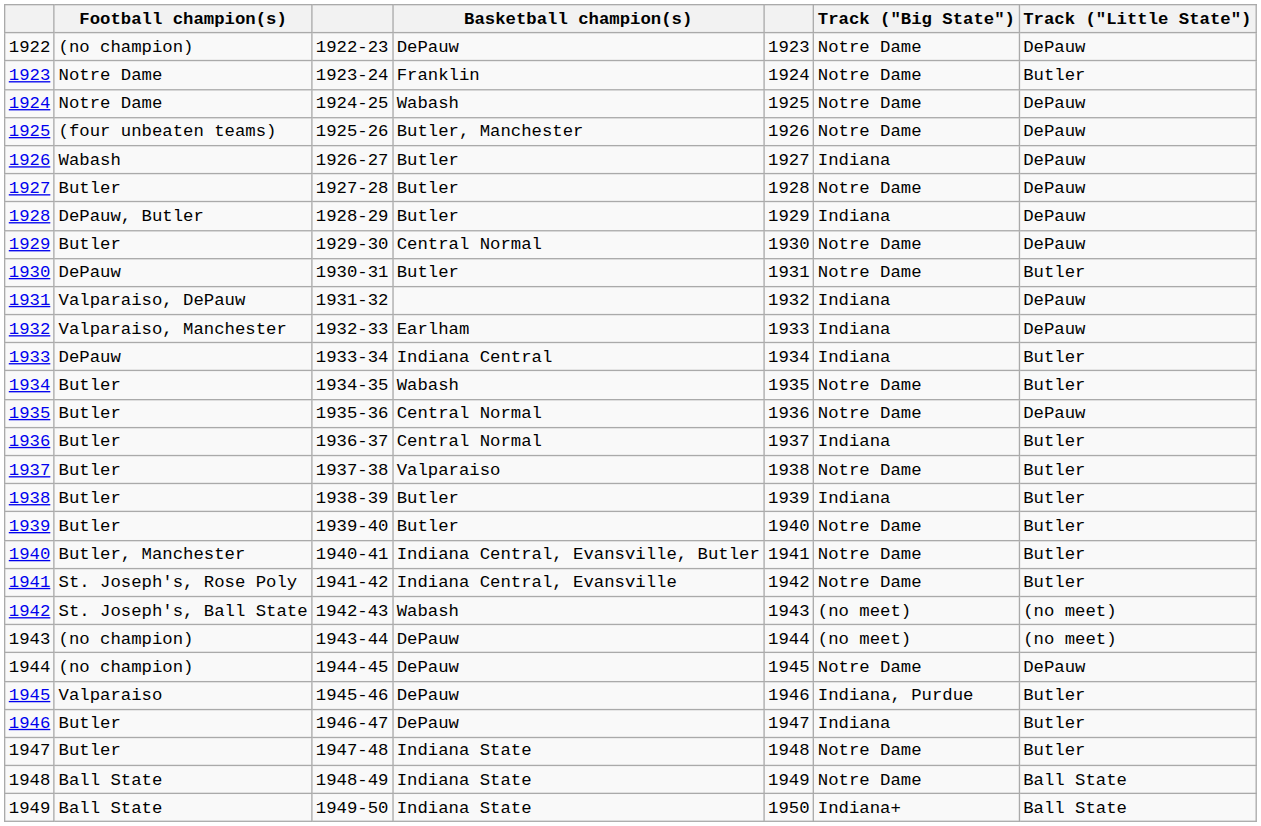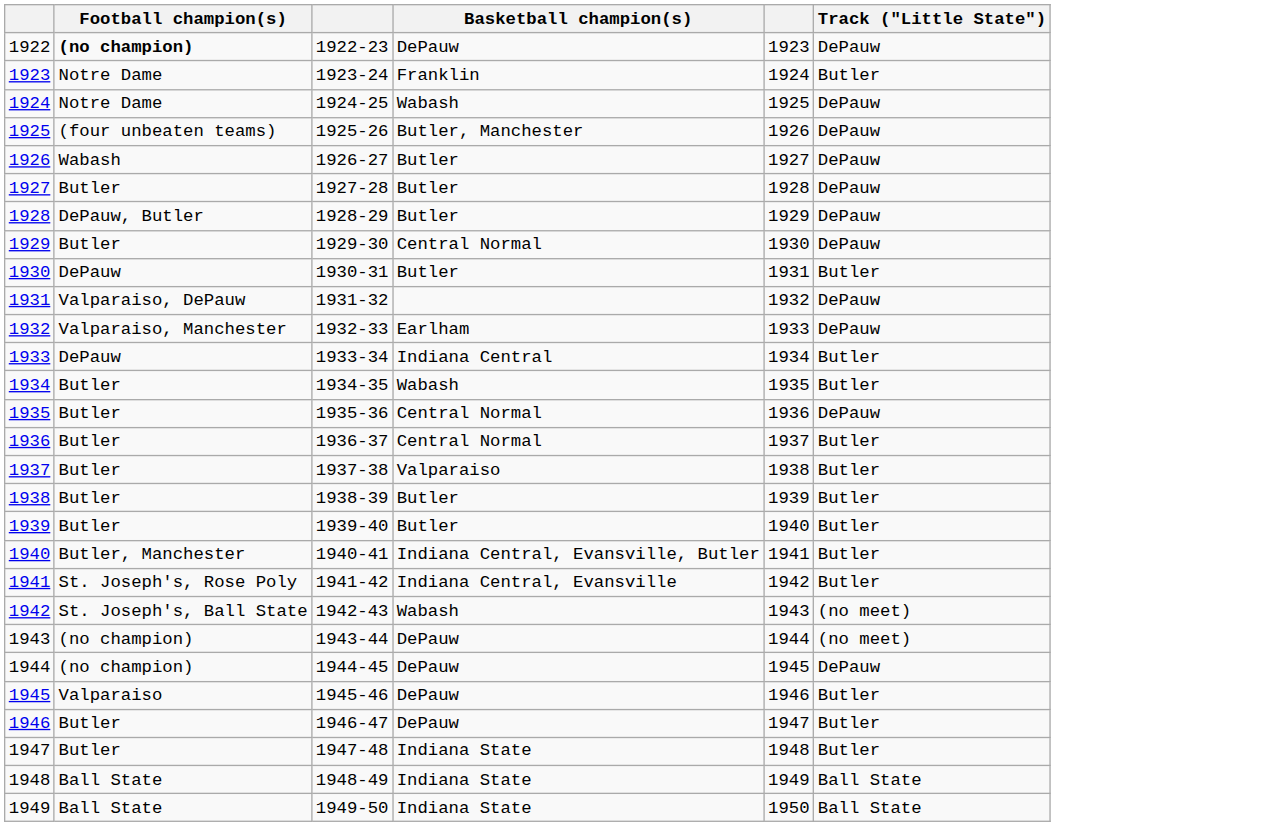- column: (916, 19)
(126, 47) normal -> (126, 47) bold
